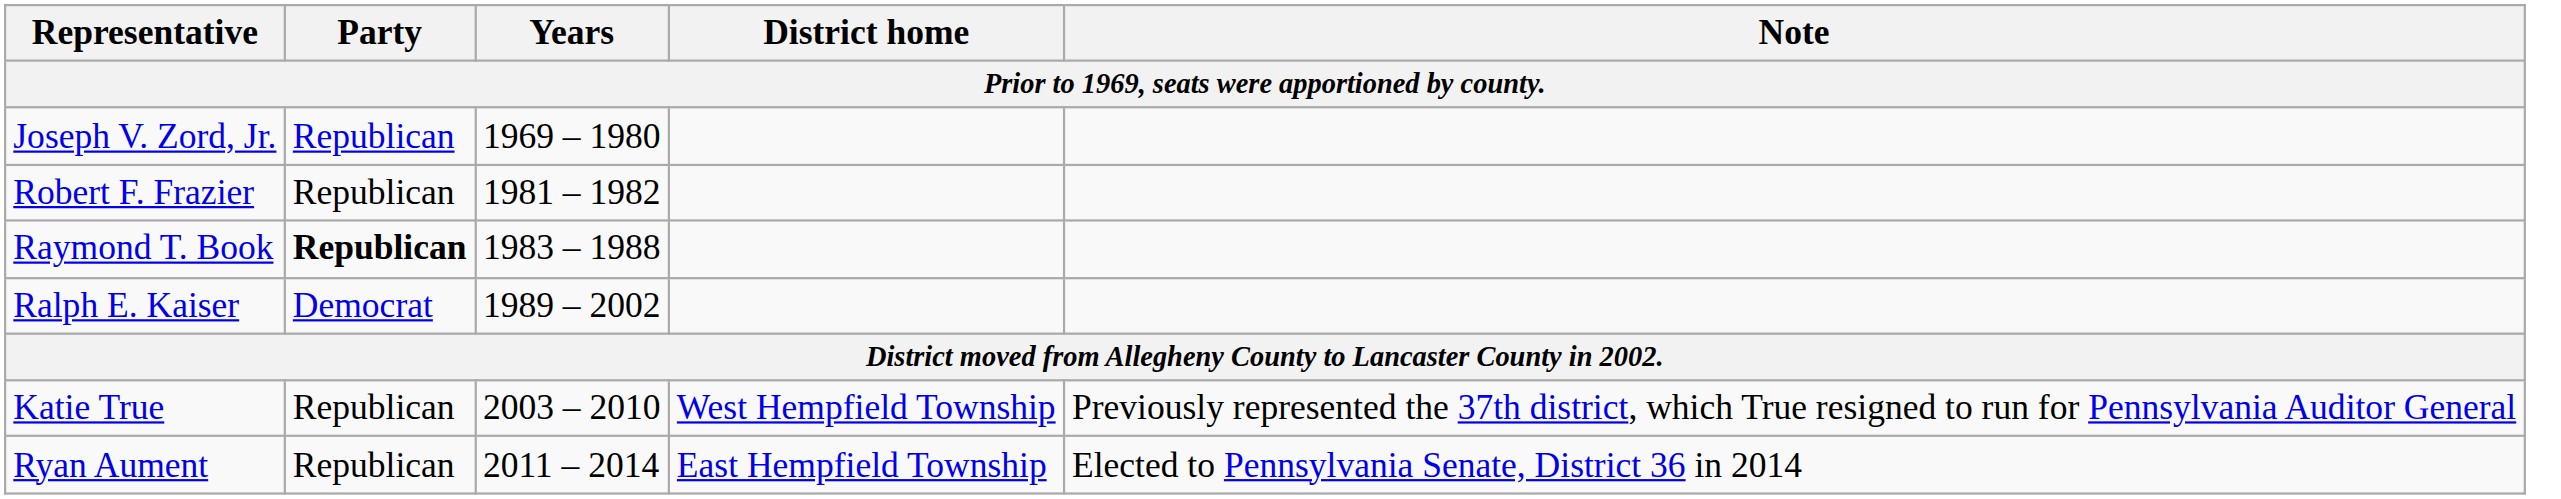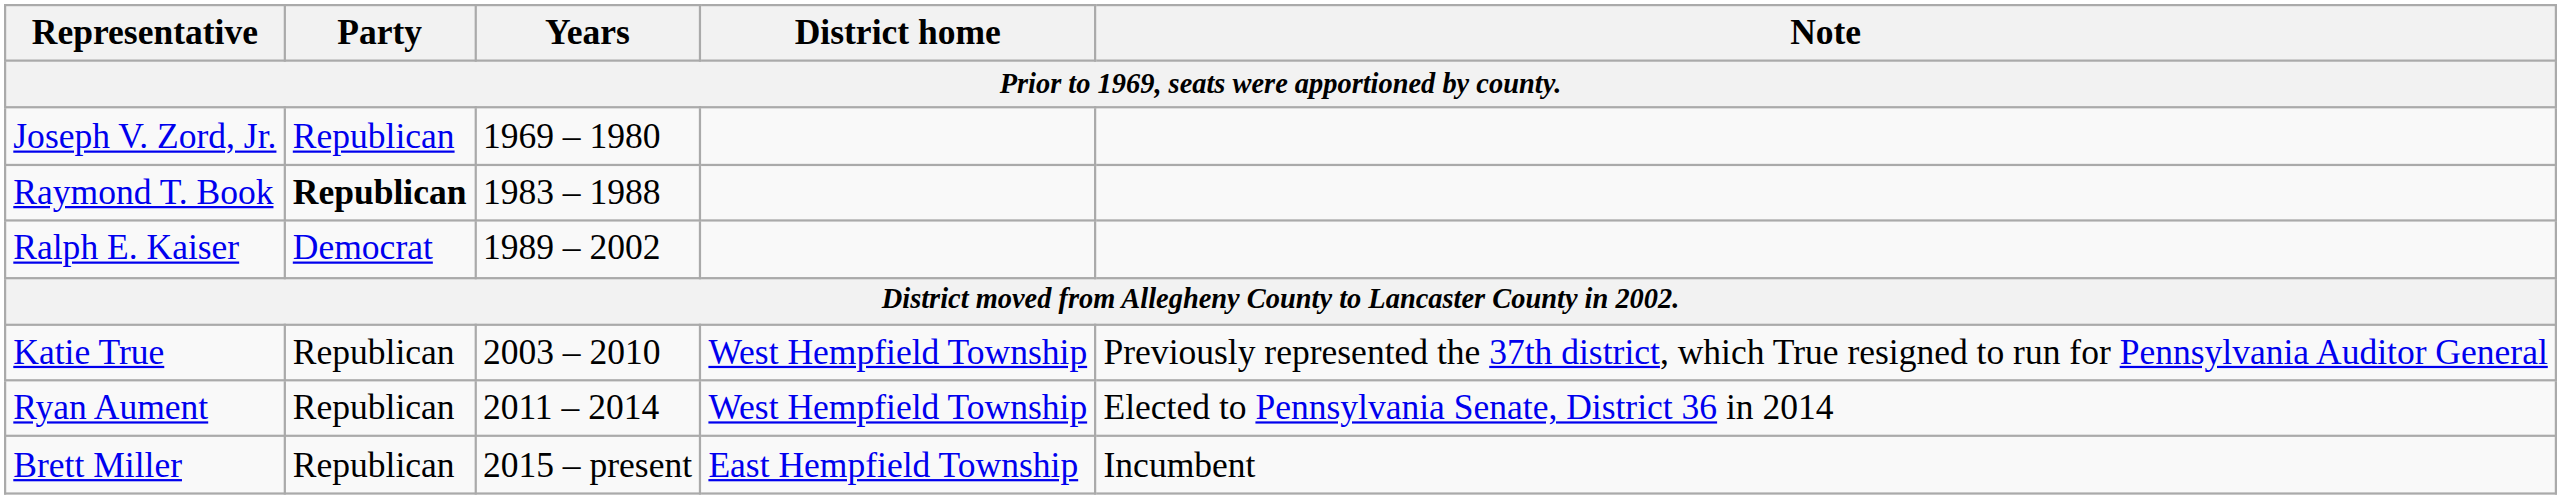- row: (134, 192)
(862, 464) East Hempfield Township -> (898, 407) West Hempfield Township
+ row: (98, 464)
